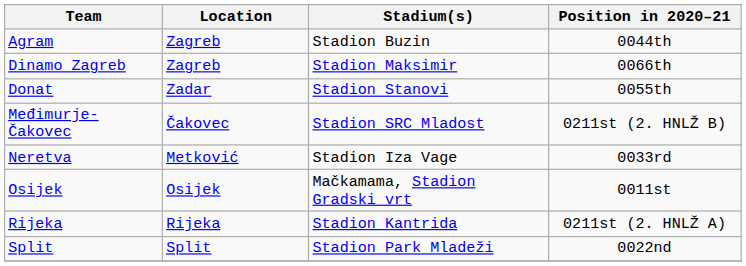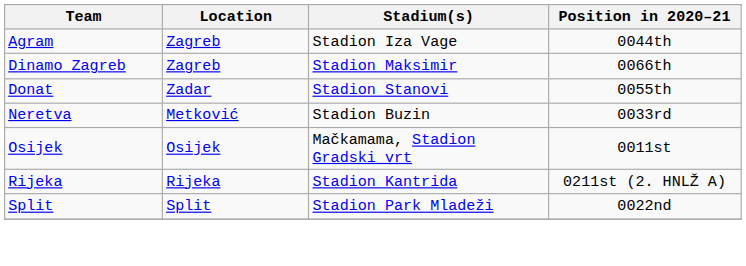(371, 41) Stadion Buzin -> (385, 41) Stadion Iza Vage
- row: (53, 124)
(385, 157) Stadion Iza Vage -> (371, 115) Stadion Buzin
